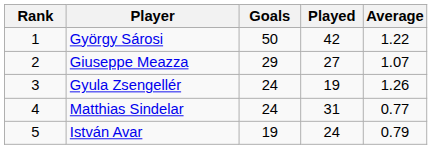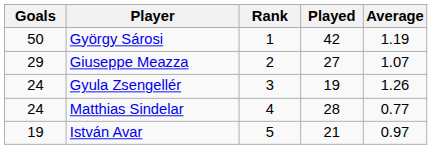columns swapped: (35, 16) <-> (270, 16)
(395, 39) 1.22 -> (395, 39) 1.19
(332, 109) 31 -> (332, 109) 28
(332, 132) 24 -> (332, 132) 21
(395, 132) 0.79 -> (395, 132) 0.97
